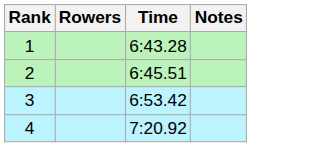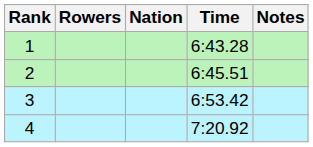+ column: (156, 18)
